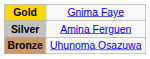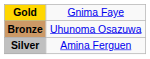rows swapped: (25, 29) <-> (25, 45)
